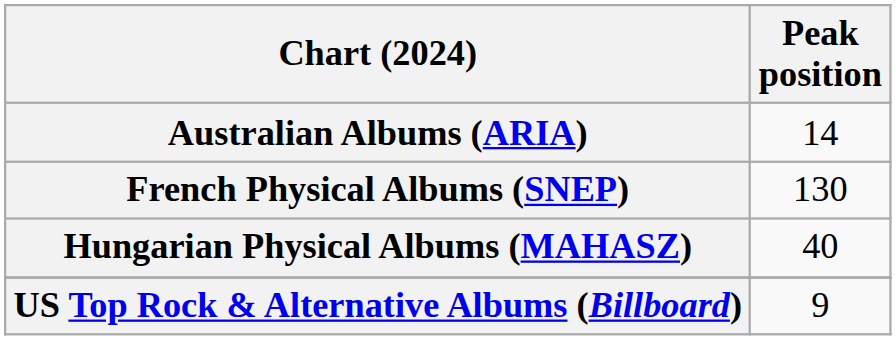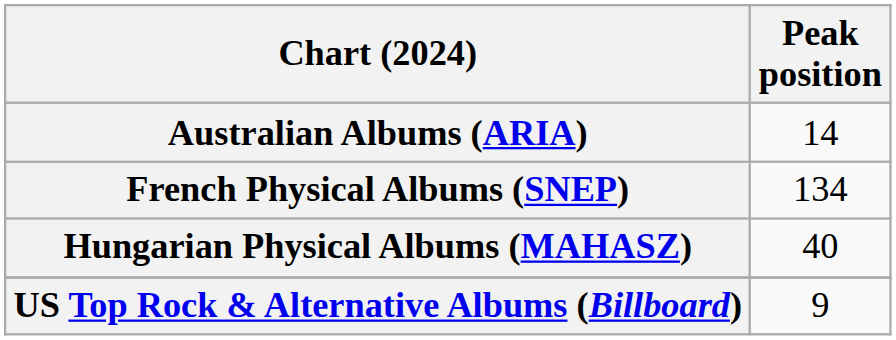(820, 189) 130 -> (820, 189) 134
